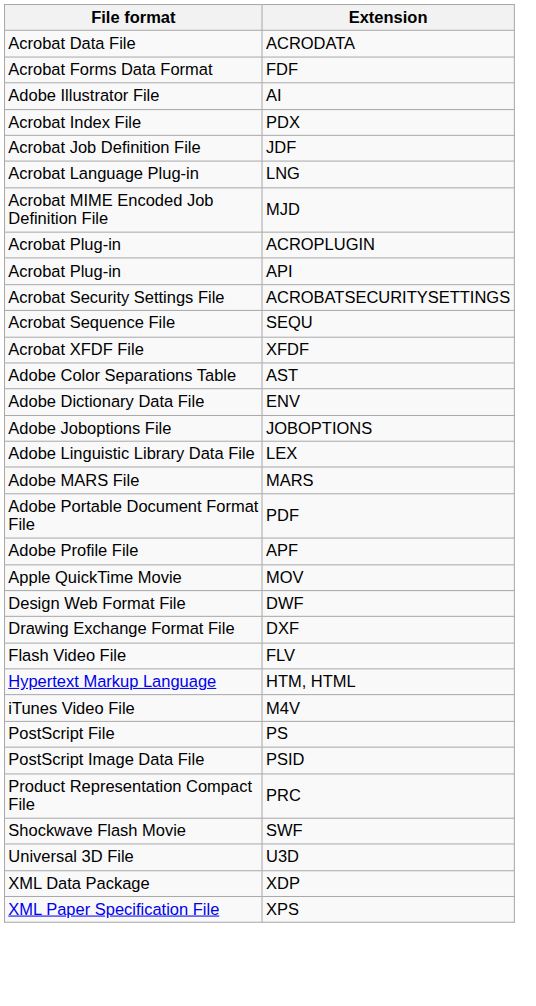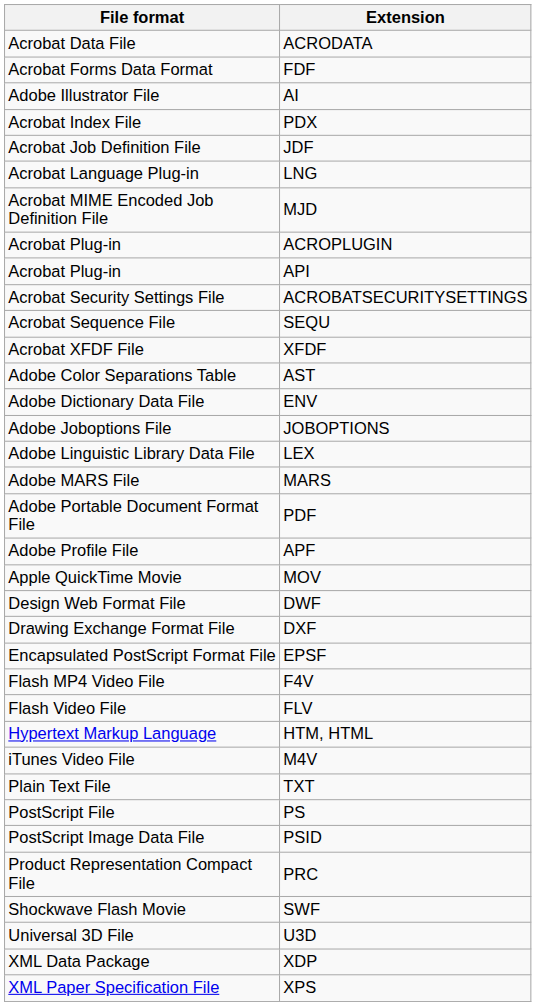+ row: (305, 655)
+ row: (298, 681)
+ row: (299, 786)
